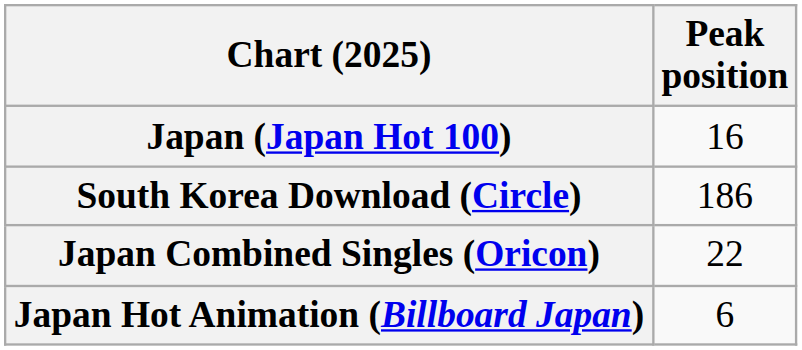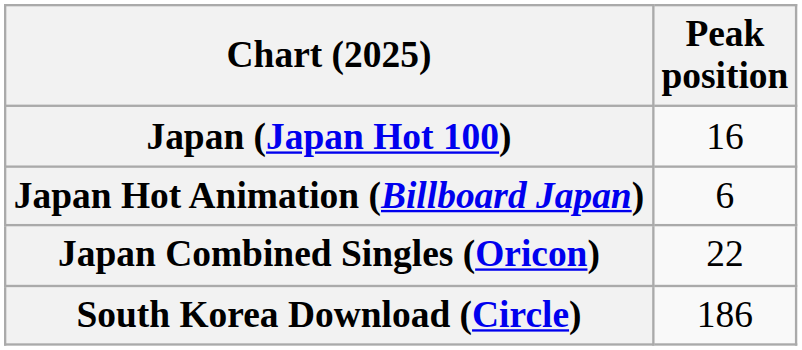rows swapped: (329, 313) <-> (329, 195)
